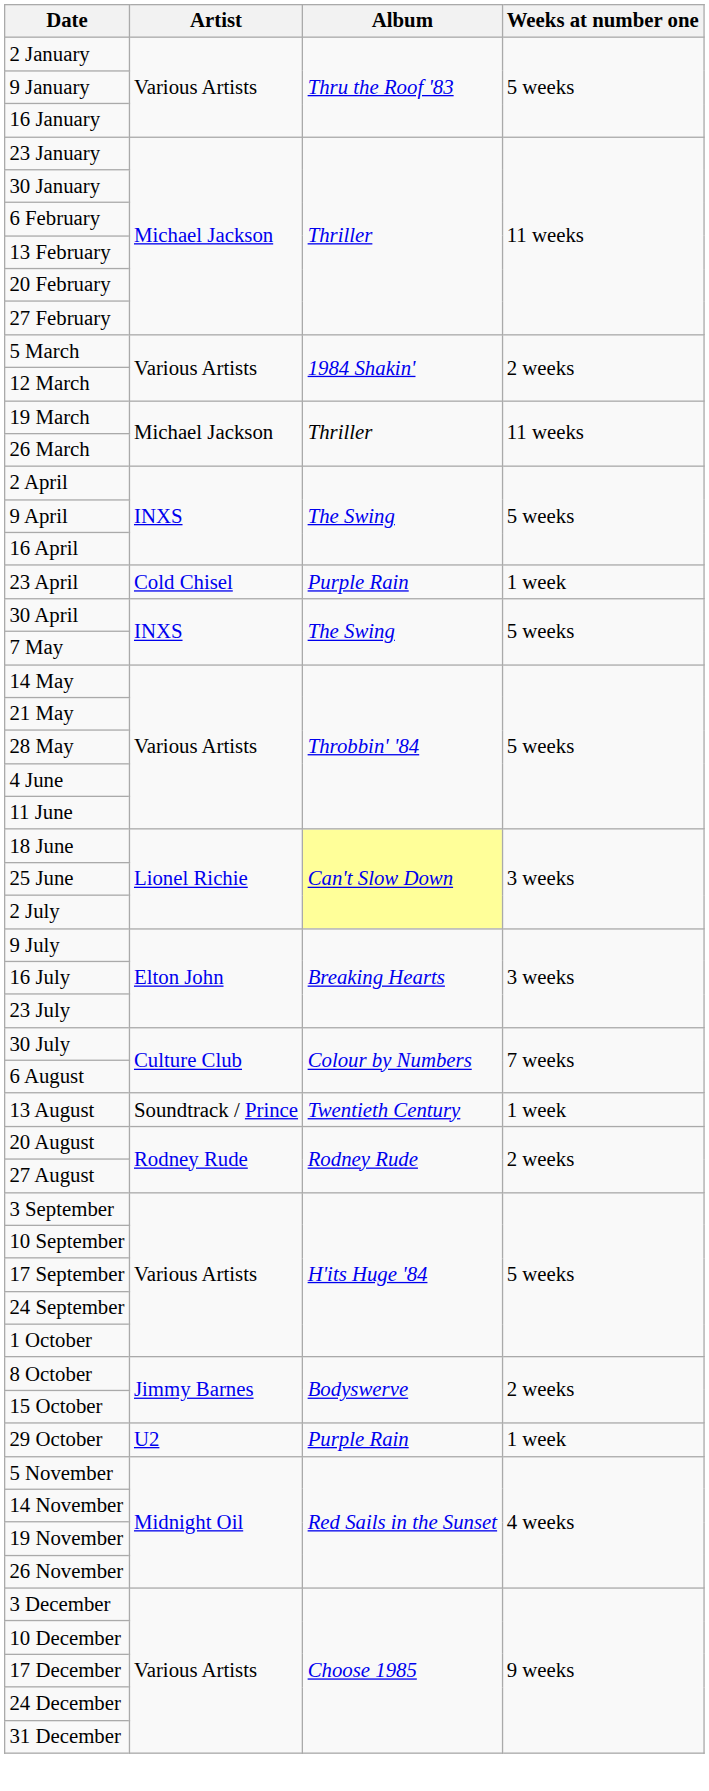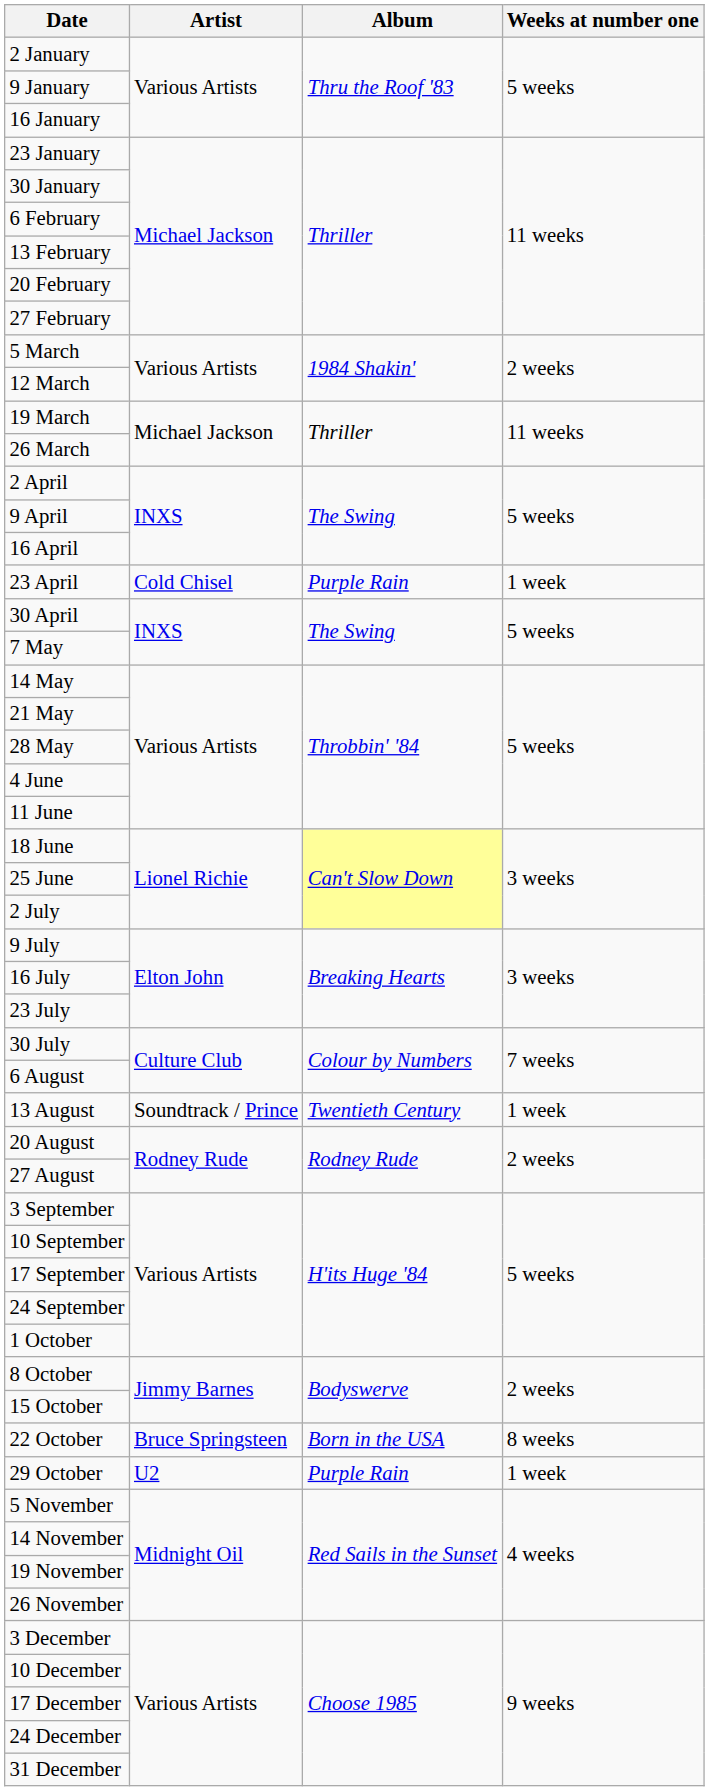+ row: (56, 1439)
